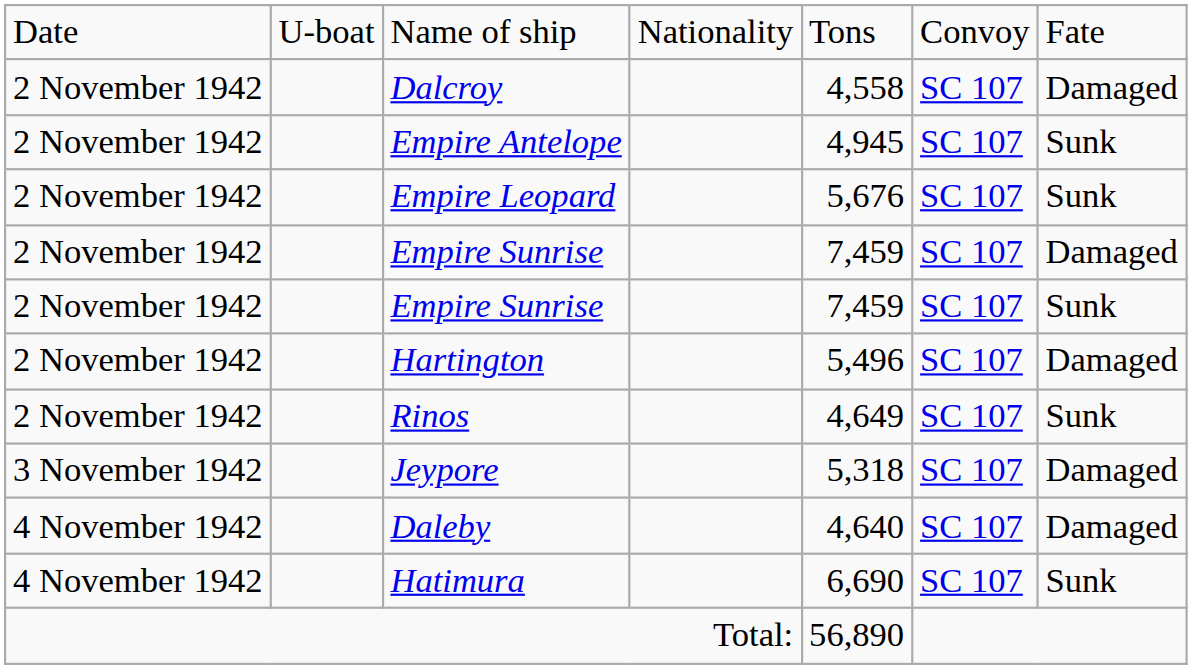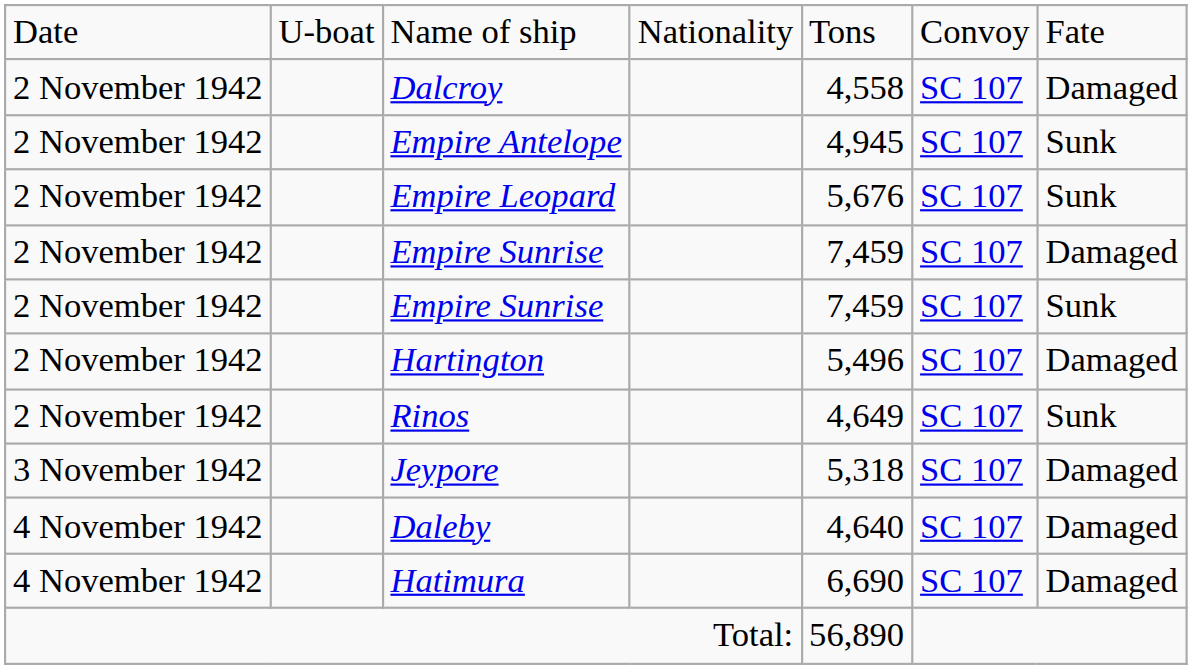(1081, 580) Sunk -> (1112, 580) Damaged
